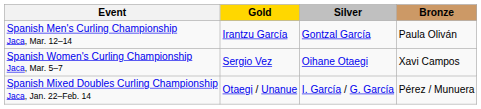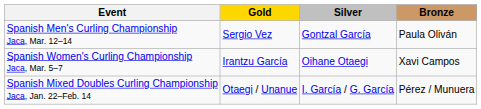(255, 34) Irantzu García -> (247, 34) Sergio Vez
(247, 62) Sergio Vez -> (255, 62) Irantzu García
